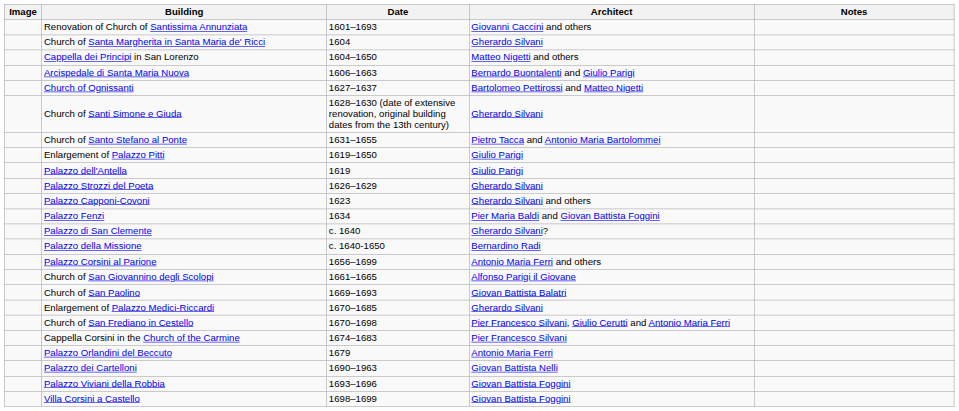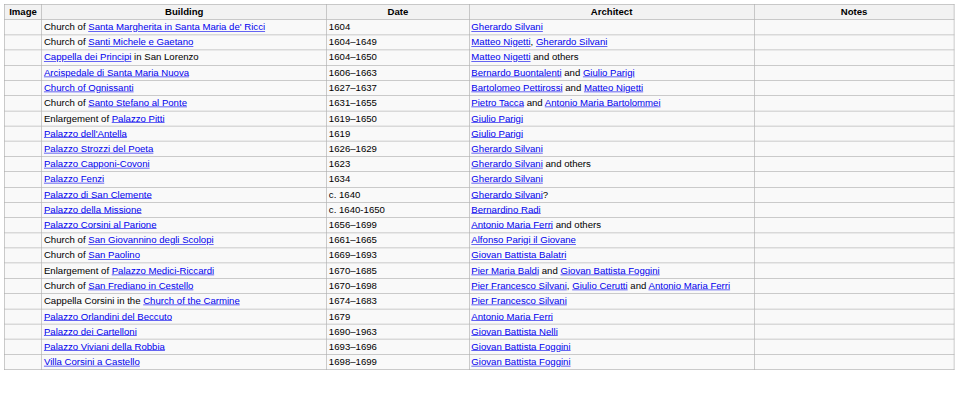- row: (146, 27)
+ row: (119, 42)
- row: (113, 114)
(566, 216) Pier Maria Baldi and Giovan Battista Foggini -> (507, 179) Gherardo Silvani
(507, 307) Gherardo Silvani -> (566, 270) Pier Maria Baldi and Giovan Battista Foggini
